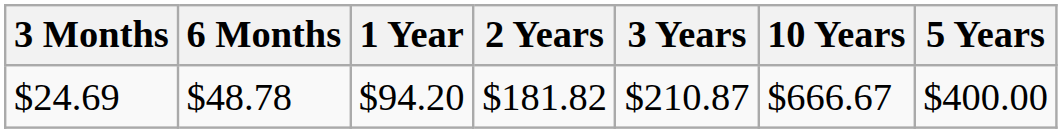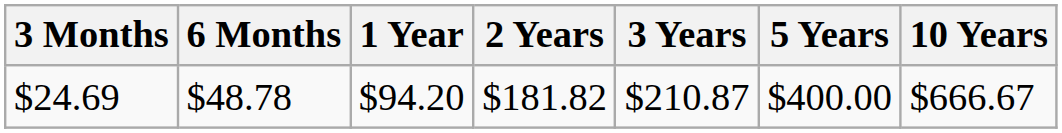columns swapped: (986, 34) <-> (836, 34)
